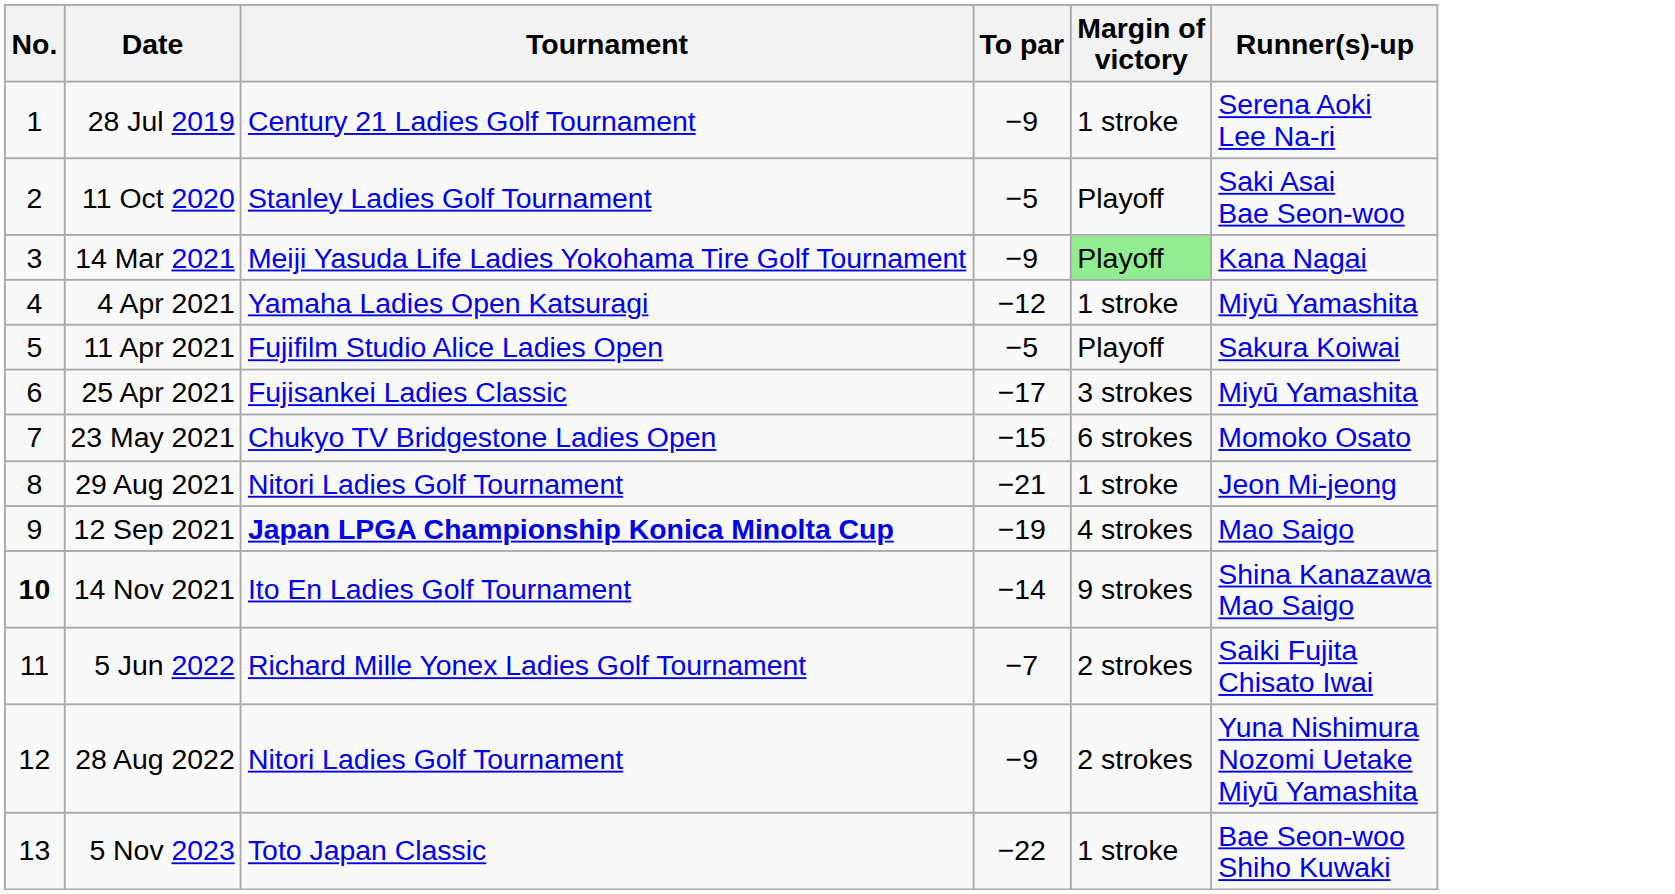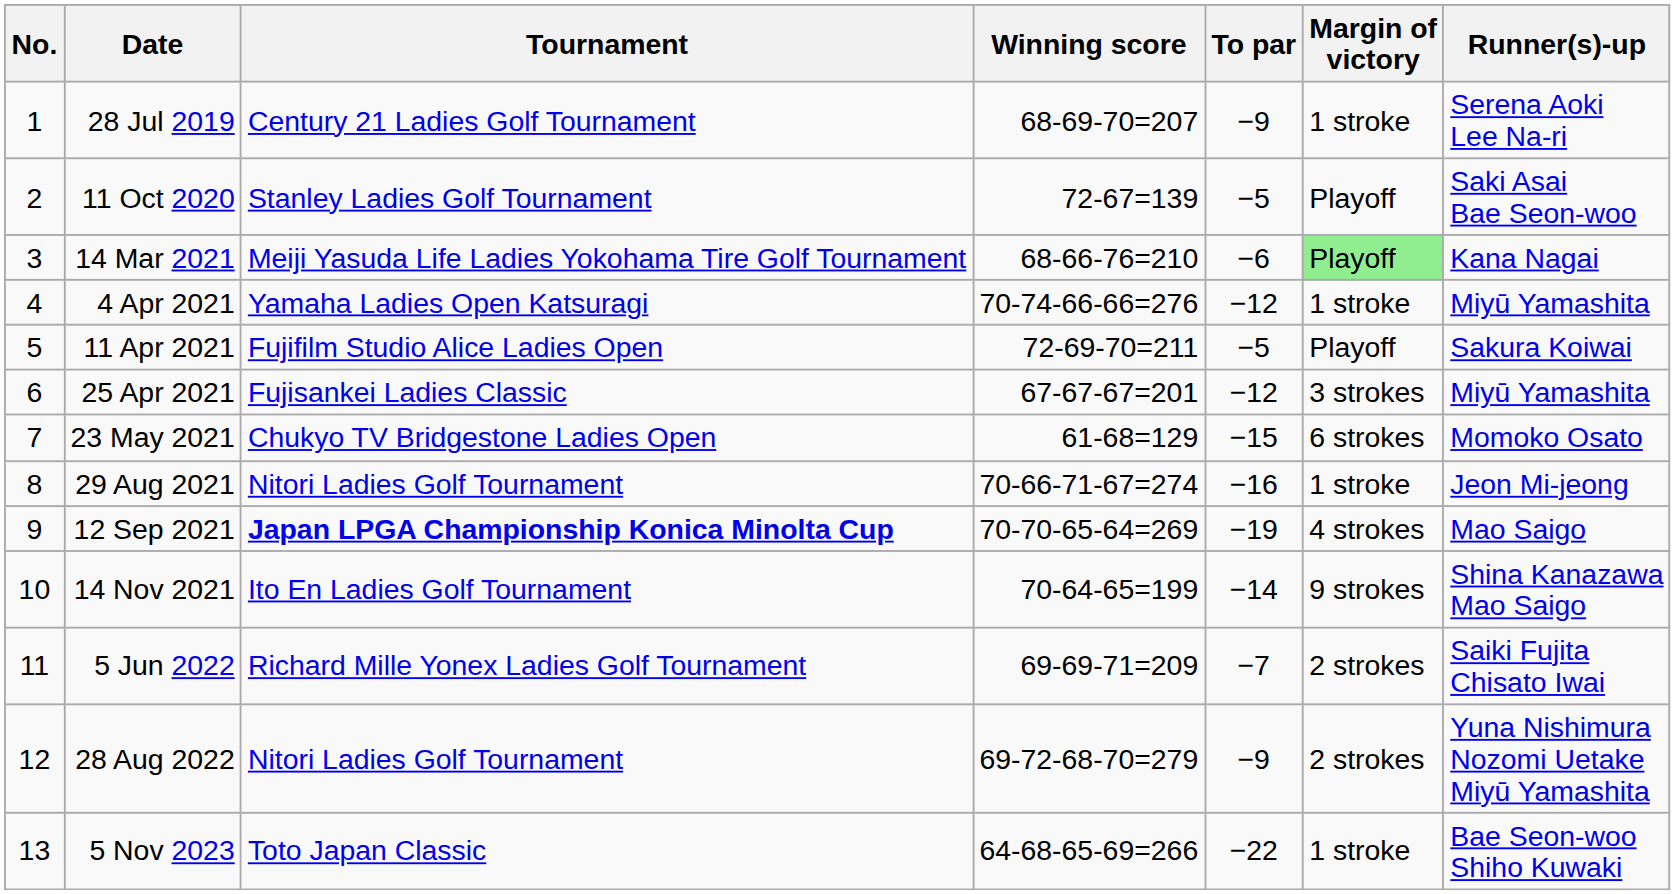+ column: (1089, 44)
(1022, 258) −9 -> (1254, 258) −6
(1022, 393) −17 -> (1254, 393) −12
(1022, 483) −21 -> (1254, 483) −16
(34, 589) bold -> (34, 589) normal
